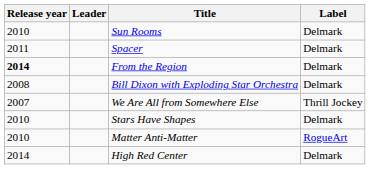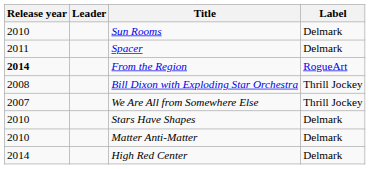(323, 66) Delmark -> (325, 66) RogueArt
(323, 84) Delmark -> (333, 84) Thrill Jockey
(325, 137) RogueArt -> (323, 137) Delmark
